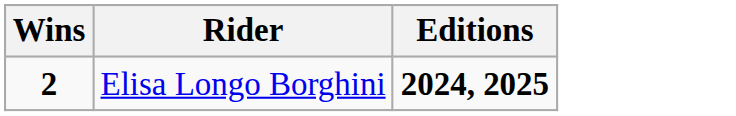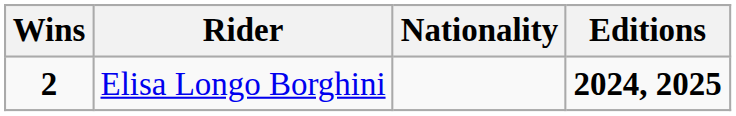+ column: (479, 30)
